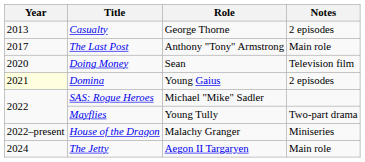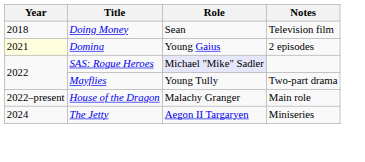- row: (89, 30)
- row: (99, 47)
(18, 64) 2020 -> (18, 30) 2018
(214, 98) no background -> (214, 64) lavender background
(312, 132) Miniseries -> (290, 98) Main role
(310, 149) Main role -> (291, 115) Miniseries
